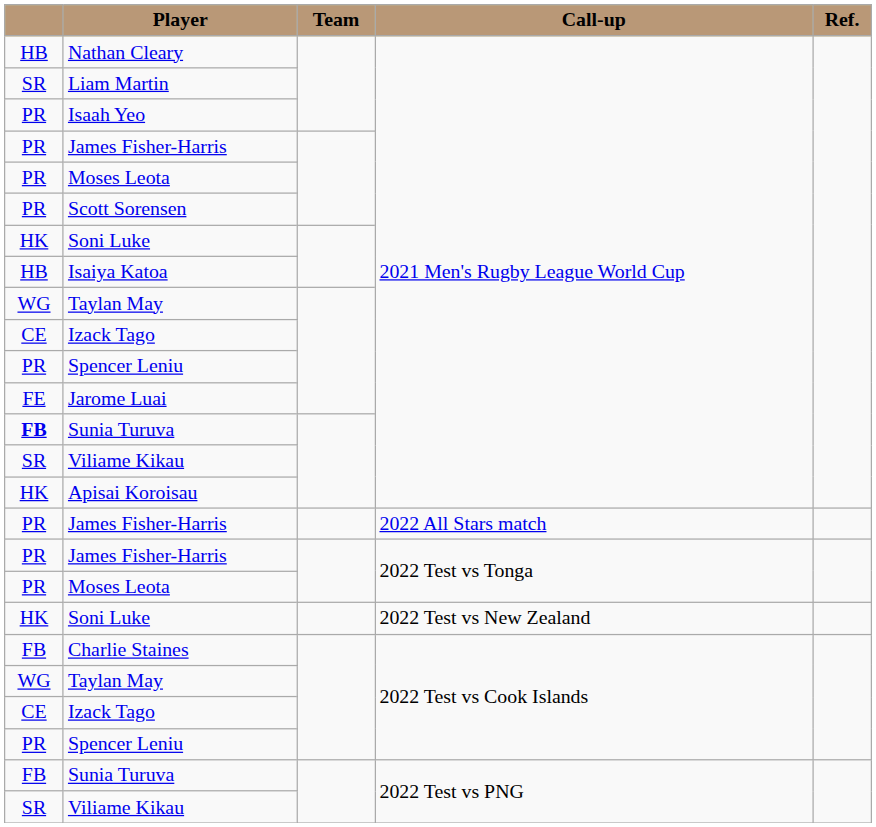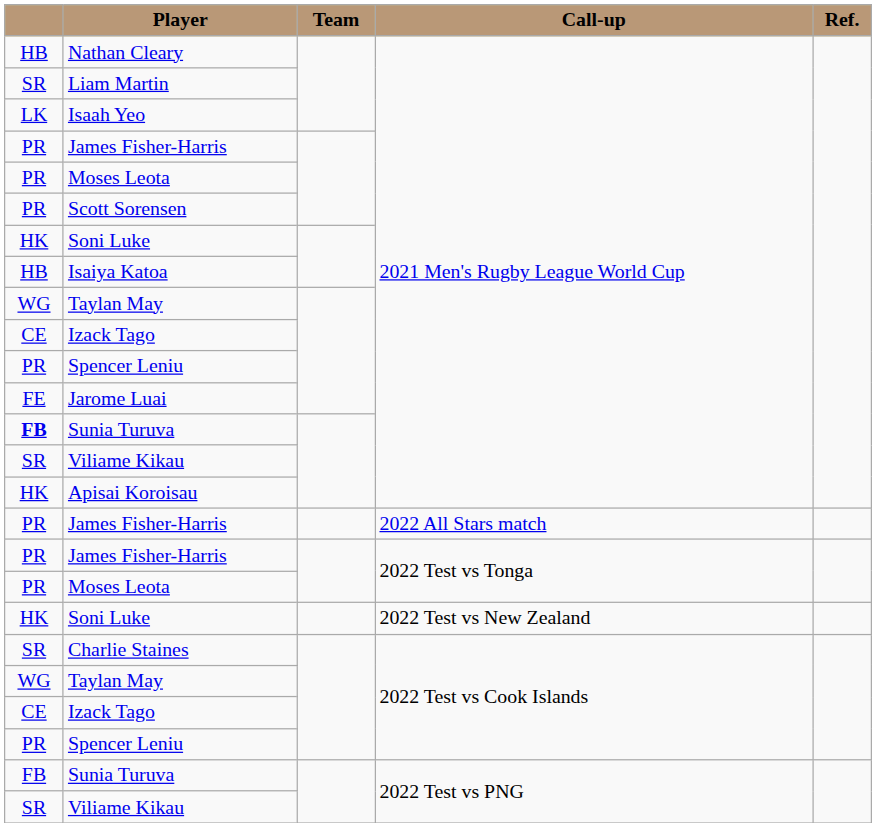(34, 114) PR -> (34, 114) LK
(34, 649) FB -> (34, 649) SR
